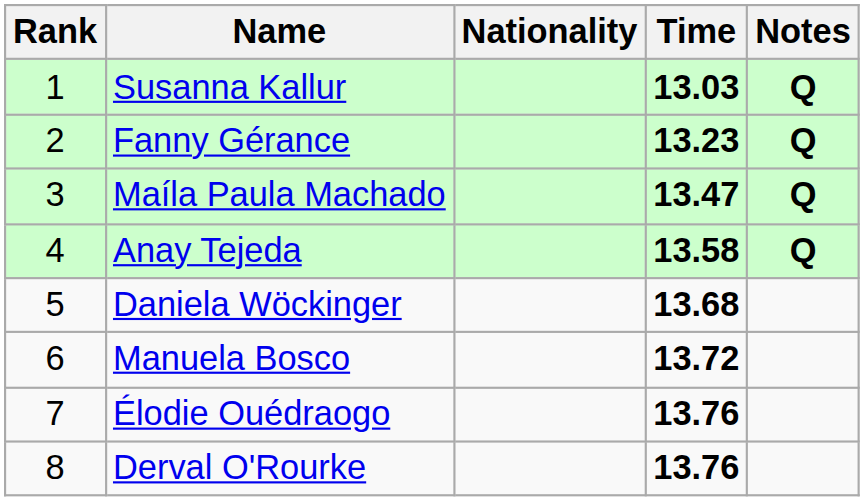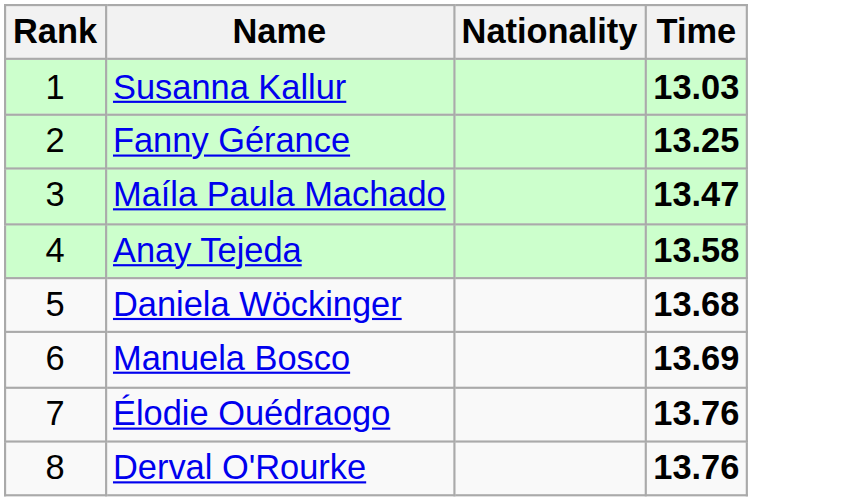- column: (803, 31)
(696, 140) 13.23 -> (696, 140) 13.25
(696, 359) 13.72 -> (696, 359) 13.69
